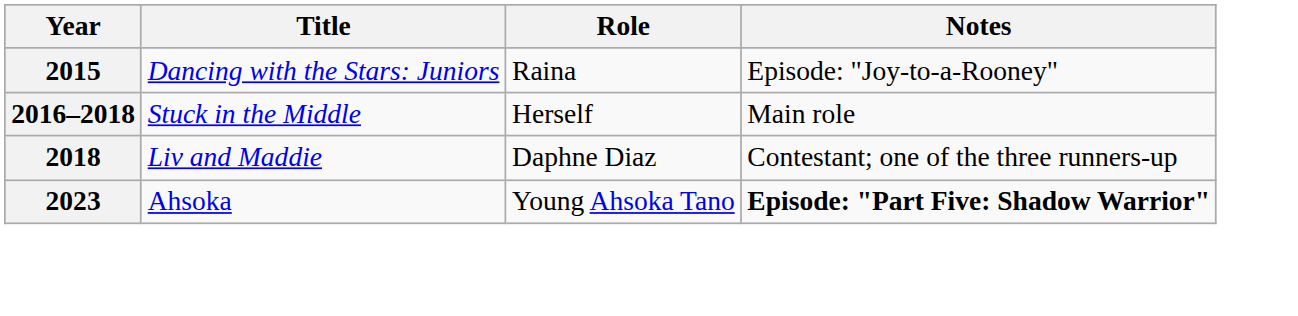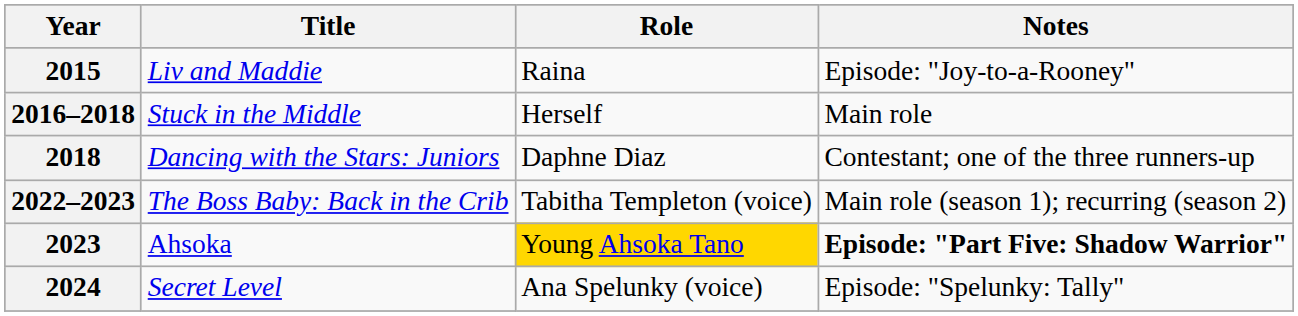(324, 69) Dancing with the Stars: Juniors -> (235, 69) Liv and Maddie
(235, 157) Liv and Maddie -> (324, 157) Dancing with the Stars: Juniors
+ row: (73, 200)
(623, 200) no background -> (632, 244) gold background
+ row: (73, 288)
